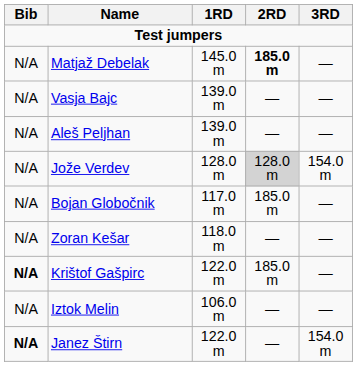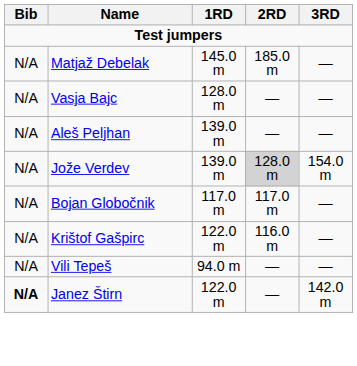(272, 63) bold -> (272, 63) normal
(219, 98) 139.0 m -> (219, 98) 128.0 m
(219, 168) 128.0 m -> (219, 168) 139.0 m
(272, 203) 185.0 m -> (272, 203) 117.0 m
- row: (90, 238)
(26, 273) bold -> (26, 238) normal
(272, 273) 185.0 m -> (272, 238) 116.0 m
- row: (85, 308)
+ row: (81, 266)
(326, 343) 154.0 m -> (326, 294) 142.0 m
